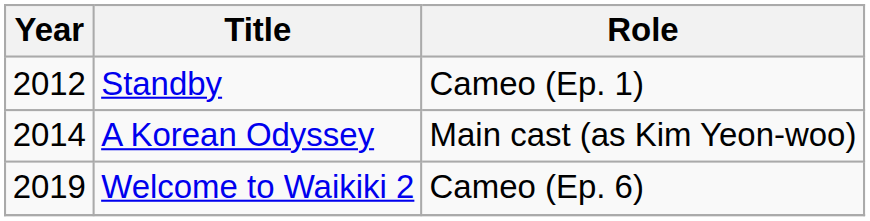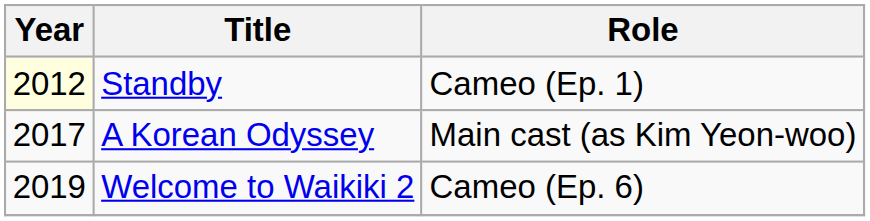(49, 82) no background -> (49, 82) lightyellow background
(49, 135) 2014 -> (49, 135) 2017
